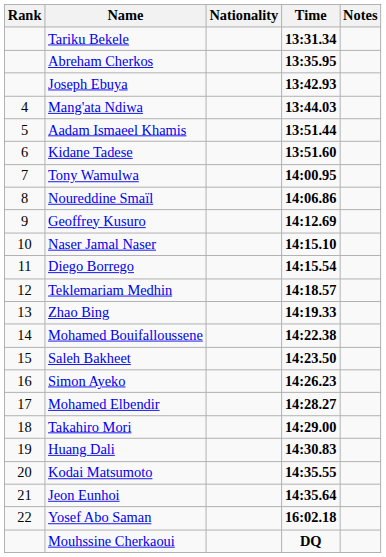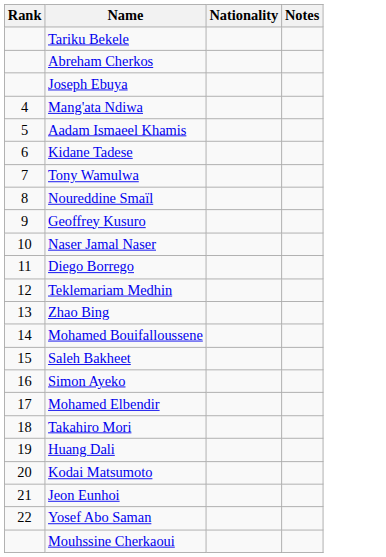- column: (311, 15)
